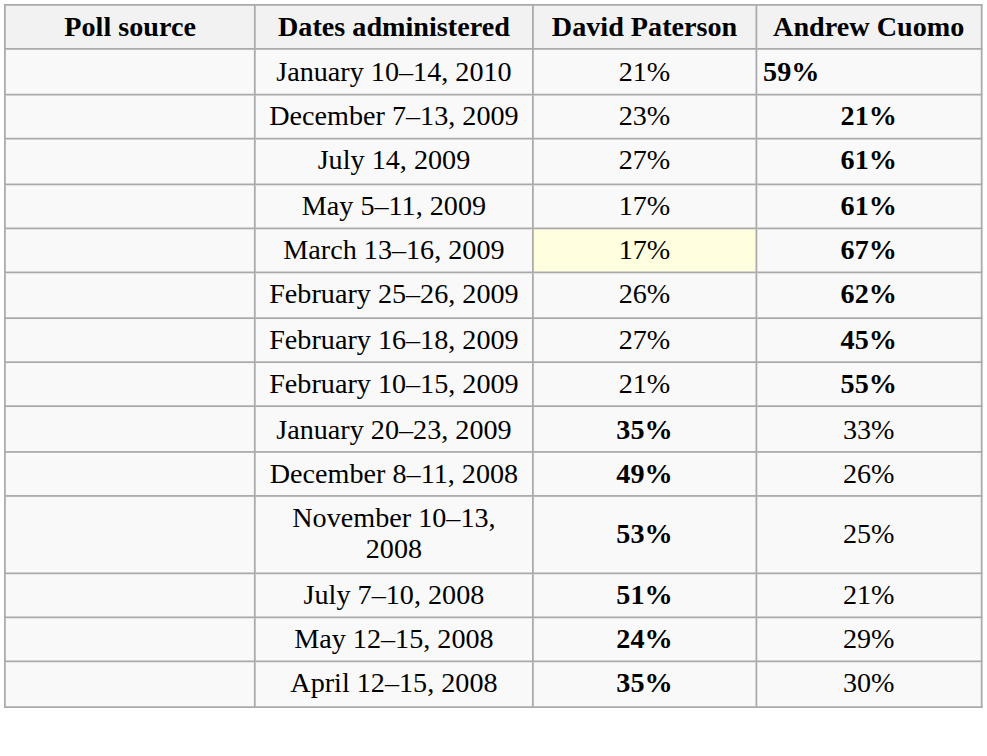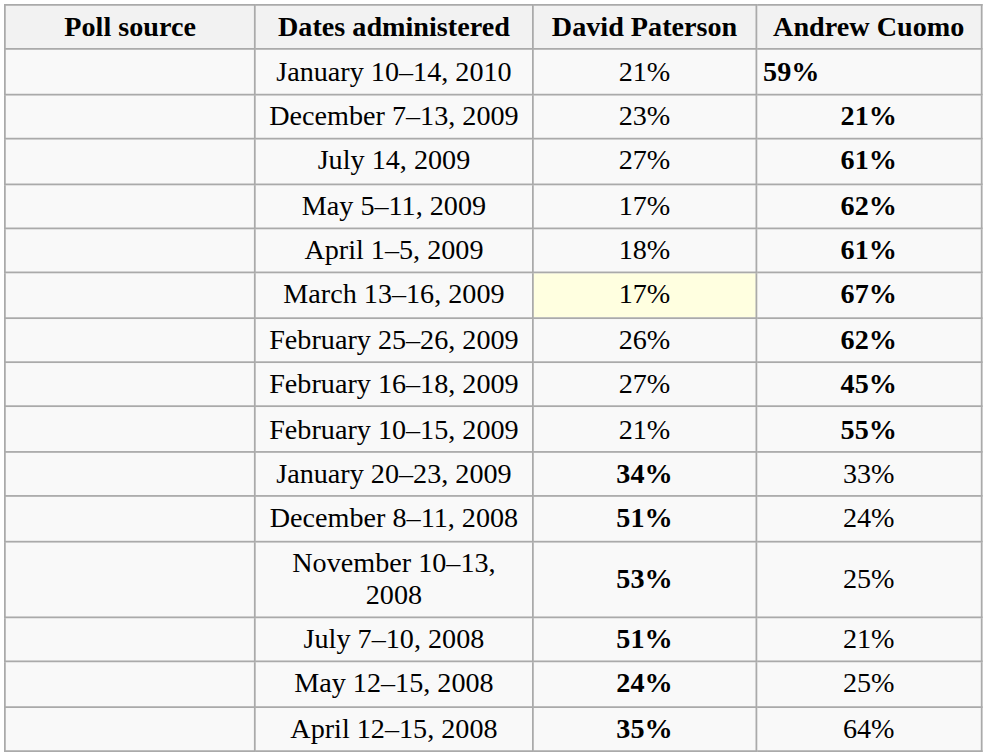(869, 205) 61% -> (869, 205) 62%
+ row: (394, 250)
(645, 428) 35% -> (645, 473) 34%
(645, 473) 49% -> (645, 518) 51%
(869, 473) 26% -> (869, 518) 24%
(869, 639) 29% -> (869, 683) 25%
(869, 683) 30% -> (869, 728) 64%
